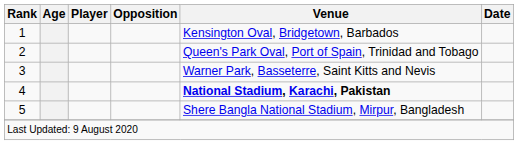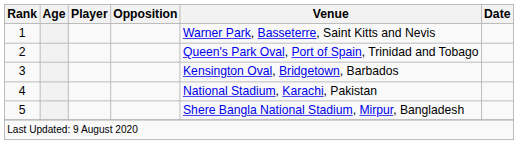(291, 33) Kensington Oval, Bridgetown, Barbados -> (309, 33) Warner Park, Basseterre, Saint Kitts and Nevis
(309, 71) Warner Park, Basseterre, Saint Kitts and Nevis -> (291, 71) Kensington Oval, Bridgetown, Barbados
(287, 91) bold -> (280, 91) normal
